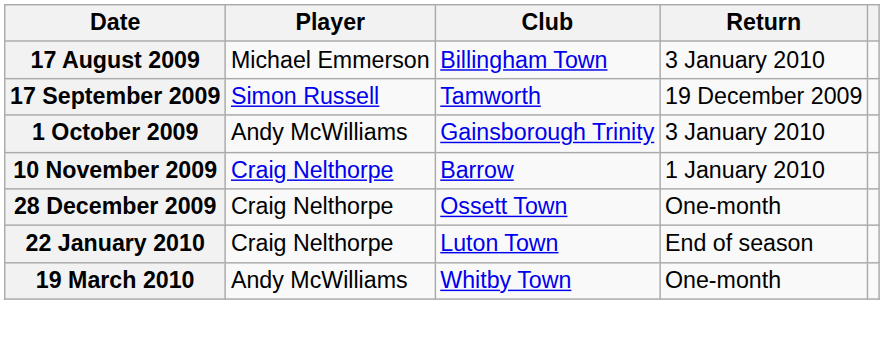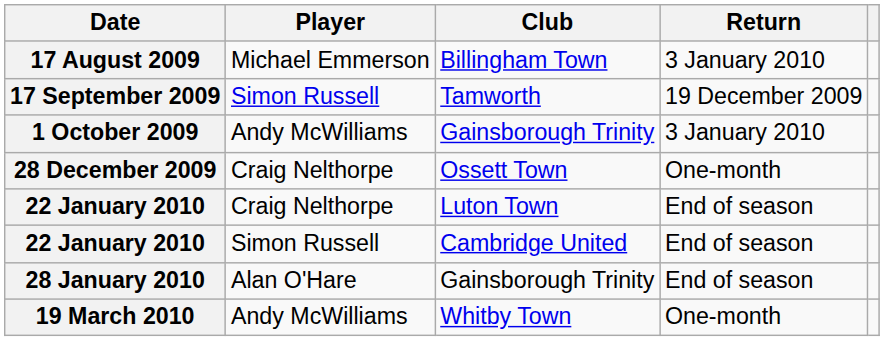- row: (115, 170)
+ row: (115, 243)
+ row: (115, 280)
